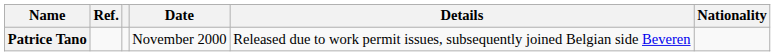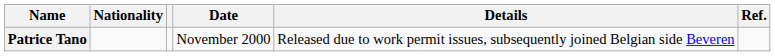columns swapped: (732, 16) <-> (106, 16)
